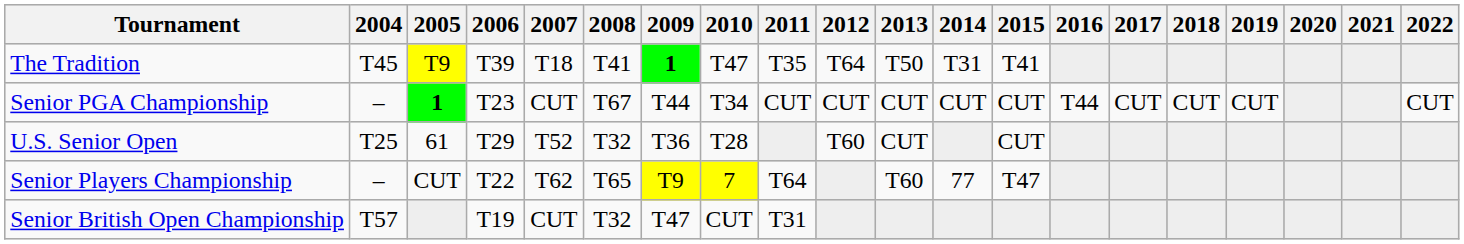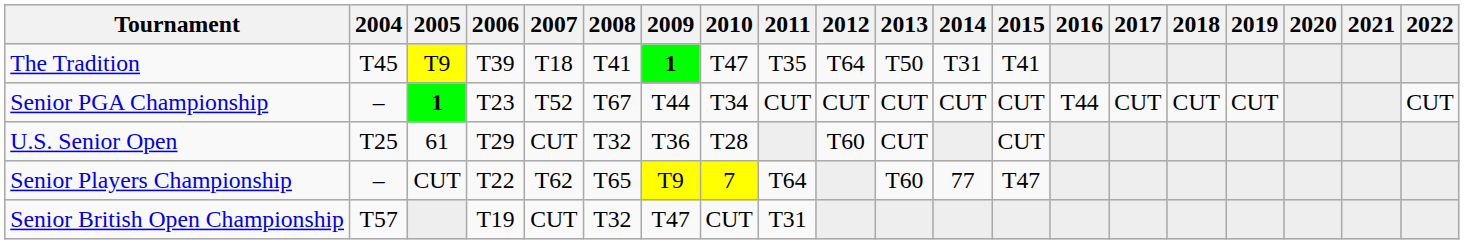(554, 102) CUT -> (554, 102) T52
(554, 141) T52 -> (554, 141) CUT
